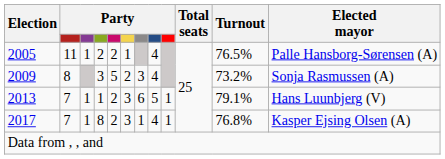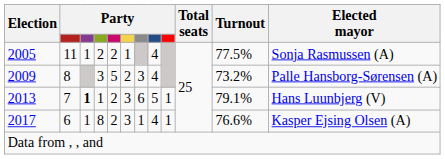(234, 53) 76.5% -> (234, 53) 77.5%
(354, 53) Palle Hansborg-Sørensen (A) -> (333, 53) Sonja Rasmussen (A)
(333, 76) Sonja Rasmussen (A) -> (354, 76) Palle Hansborg-Sørensen (A)
(87, 98) normal -> (87, 98) bold
(67, 120) 7 -> (67, 120) 6
(234, 120) 76.8% -> (234, 120) 76.6%
